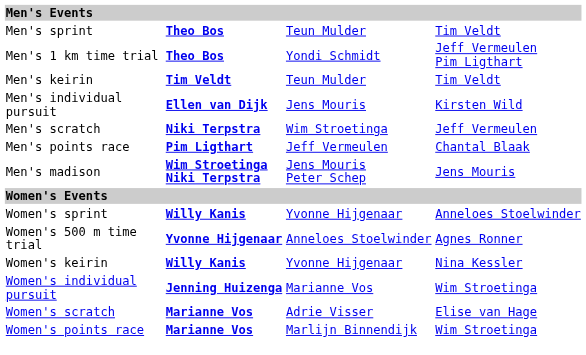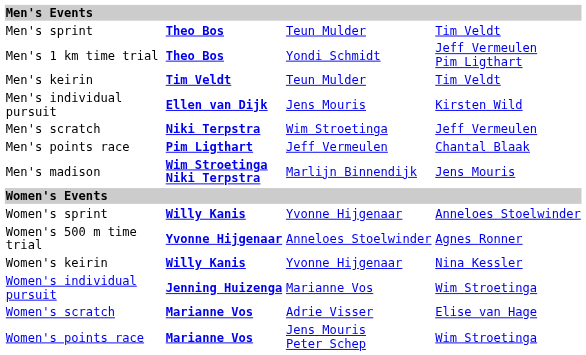(326, 171) Jens Mouris Peter Schep -> (351, 171) Marlijn Binnendijk
(351, 330) Marlijn Binnendijk -> (326, 337) Jens Mouris Peter Schep
